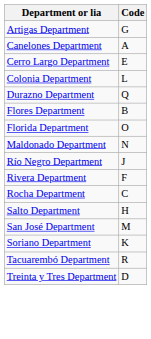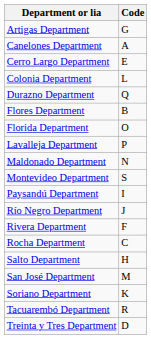+ row: (52, 144)
+ row: (58, 177)
+ row: (53, 194)
